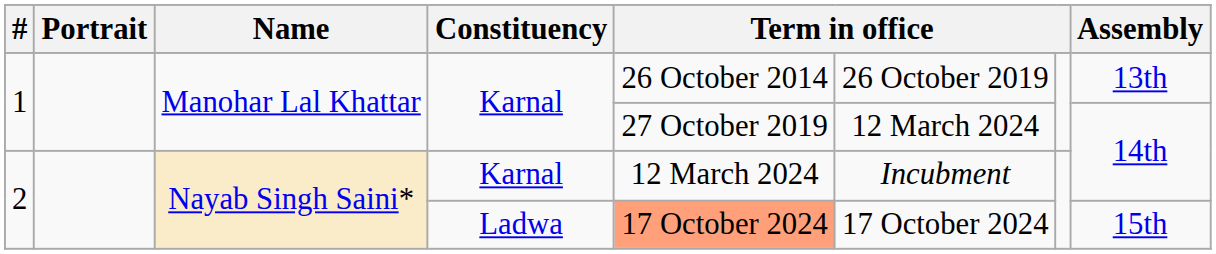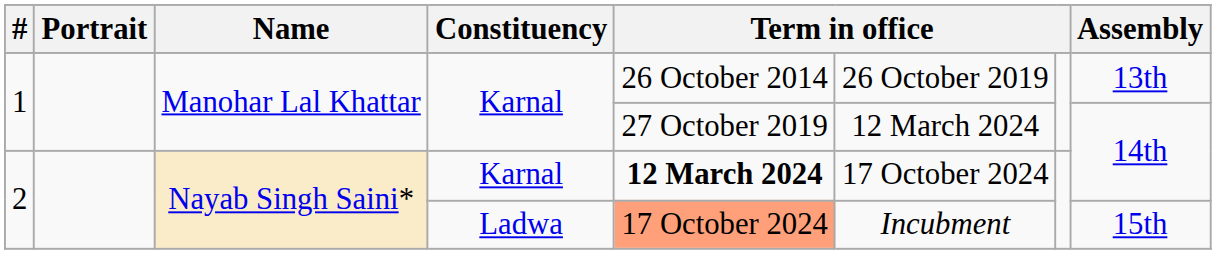(725, 175) normal -> (725, 175) bold
(945, 175) Incubment -> (945, 175) 17 October 2024
(945, 223) 17 October 2024 -> (945, 223) Incubment
